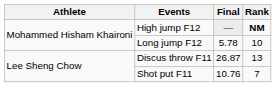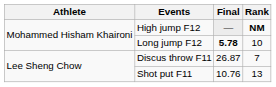(228, 43) normal -> (228, 43) bold
(257, 58) 13 -> (257, 58) 7
(257, 74) 7 -> (257, 74) 13
